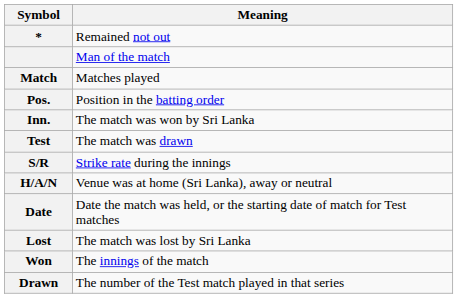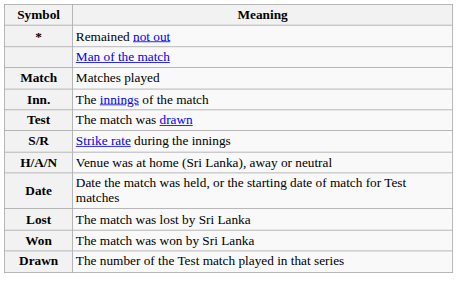- row: (39, 99)
(165, 120) The match was won by Sri Lanka -> (142, 99) The innings of the match
(142, 261) The innings of the match -> (165, 240) The match was won by Sri Lanka
